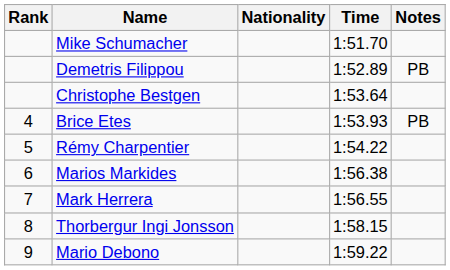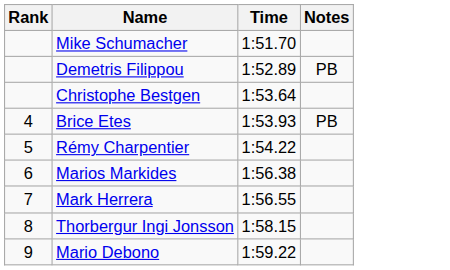- column: (283, 18)
